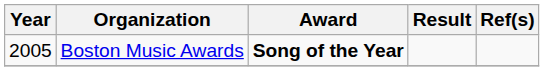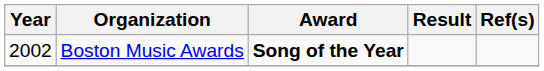(30, 50) 2005 -> (30, 50) 2002
